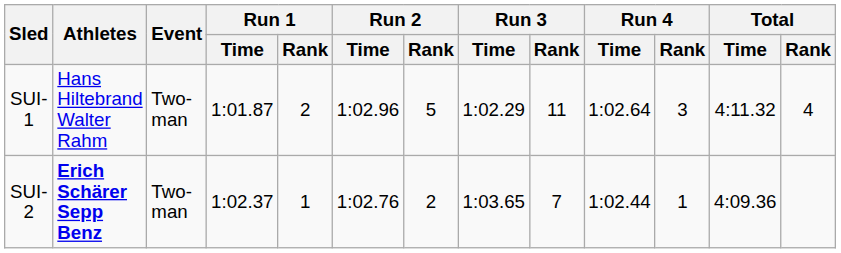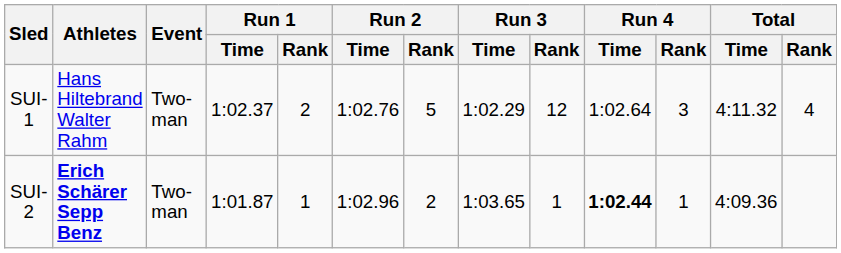(242, 110) 1:01.87 -> (242, 110) 1:02.37
(368, 110) 1:02.96 -> (368, 110) 1:02.76
(557, 110) 11 -> (557, 110) 12
(242, 202) 1:02.37 -> (242, 202) 1:01.87
(368, 202) 1:02.76 -> (368, 202) 1:02.96
(557, 202) 7 -> (557, 202) 1
(620, 202) normal -> (620, 202) bold
